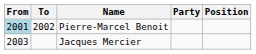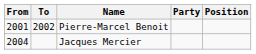(17, 27) lightblue background -> (17, 27) no background
(17, 41) 2003 -> (17, 41) 2004
